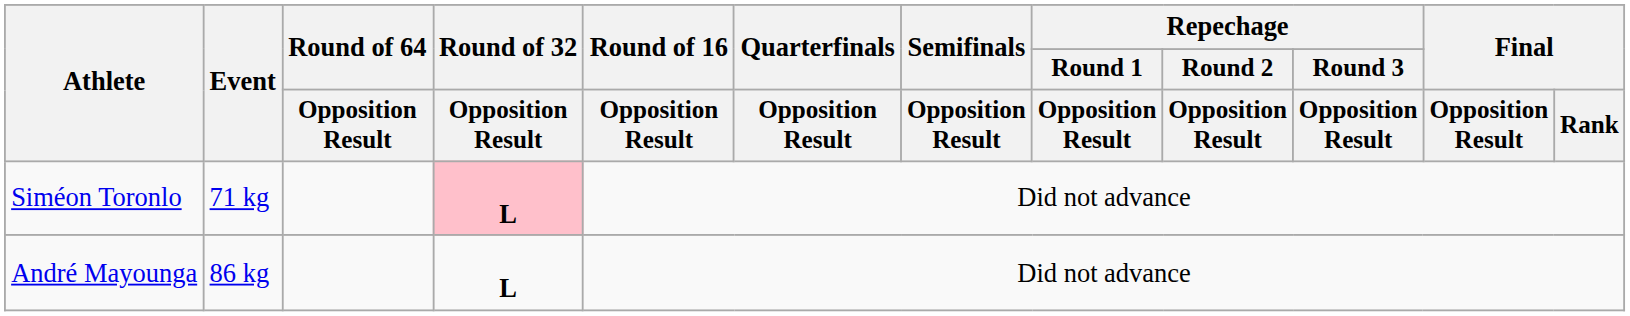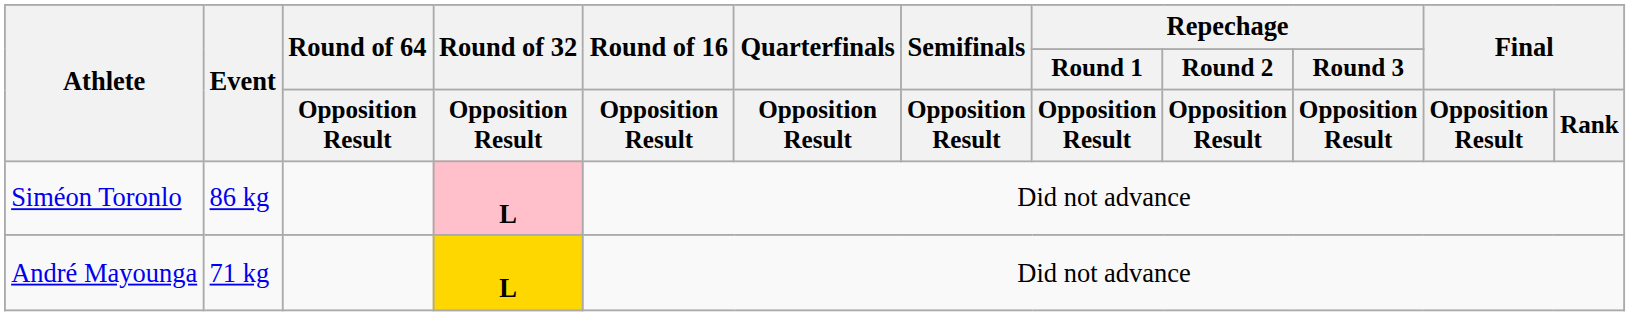(239, 198) 71 kg -> (239, 198) 86 kg
(239, 273) 86 kg -> (239, 273) 71 kg
(508, 288) no background -> (508, 288) gold background
